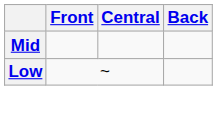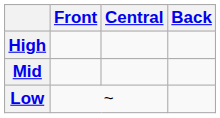+ row: (27, 44)
